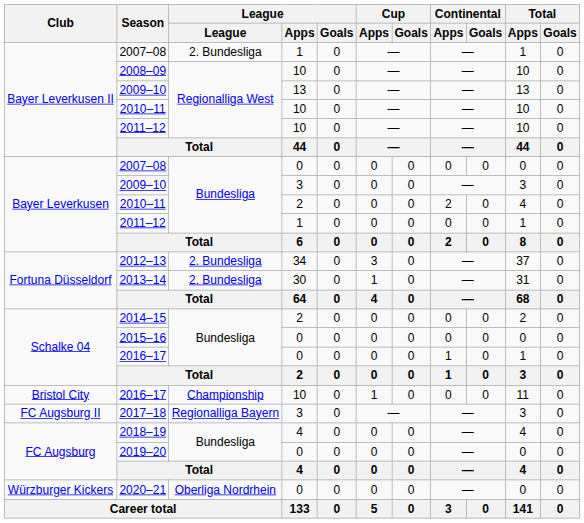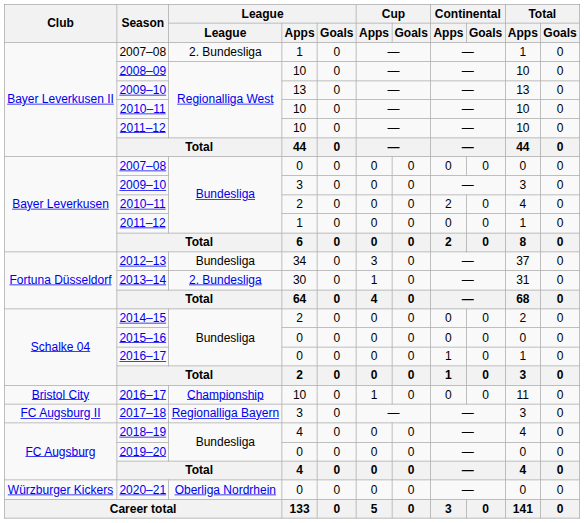(225, 261) 2. Bundesliga -> (225, 261) Bundesliga
